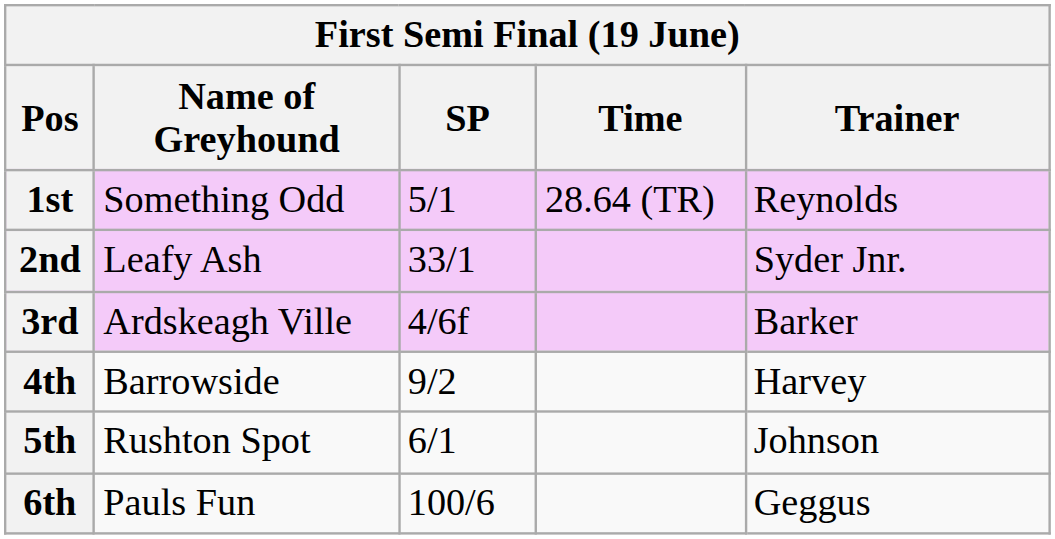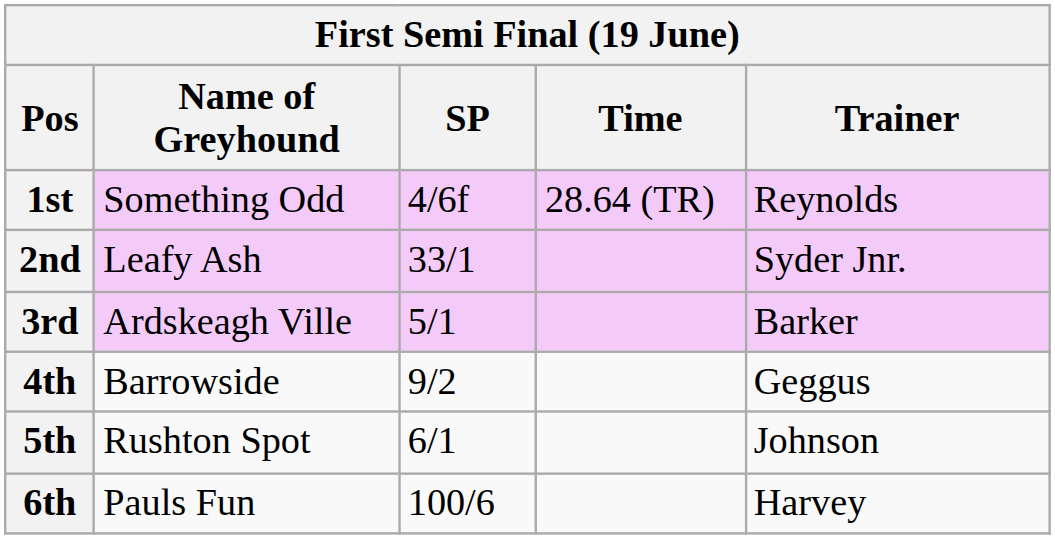(432, 199) 5/1 -> (439, 199) 4/6f
(439, 320) 4/6f -> (432, 320) 5/1
(810, 381) Harvey -> (812, 381) Geggus
(812, 502) Geggus -> (810, 502) Harvey
